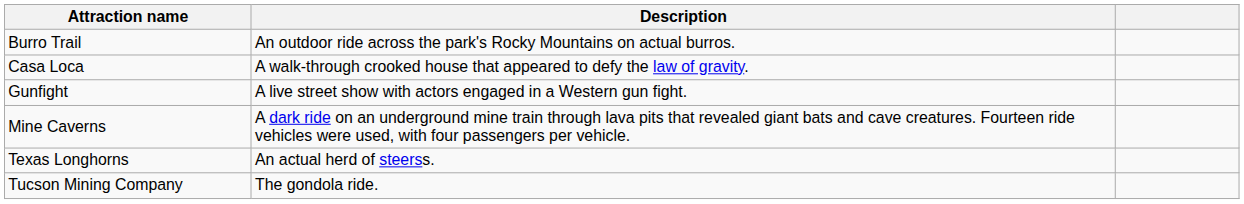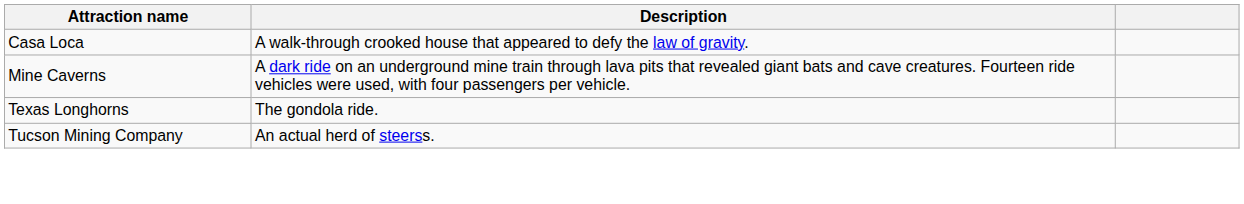- row: (45, 42)
- row: (38, 92)
(345, 160) An actual herd of steerss. -> (317, 110) The gondola ride.
(317, 185) The gondola ride. -> (345, 135) An actual herd of steerss.
